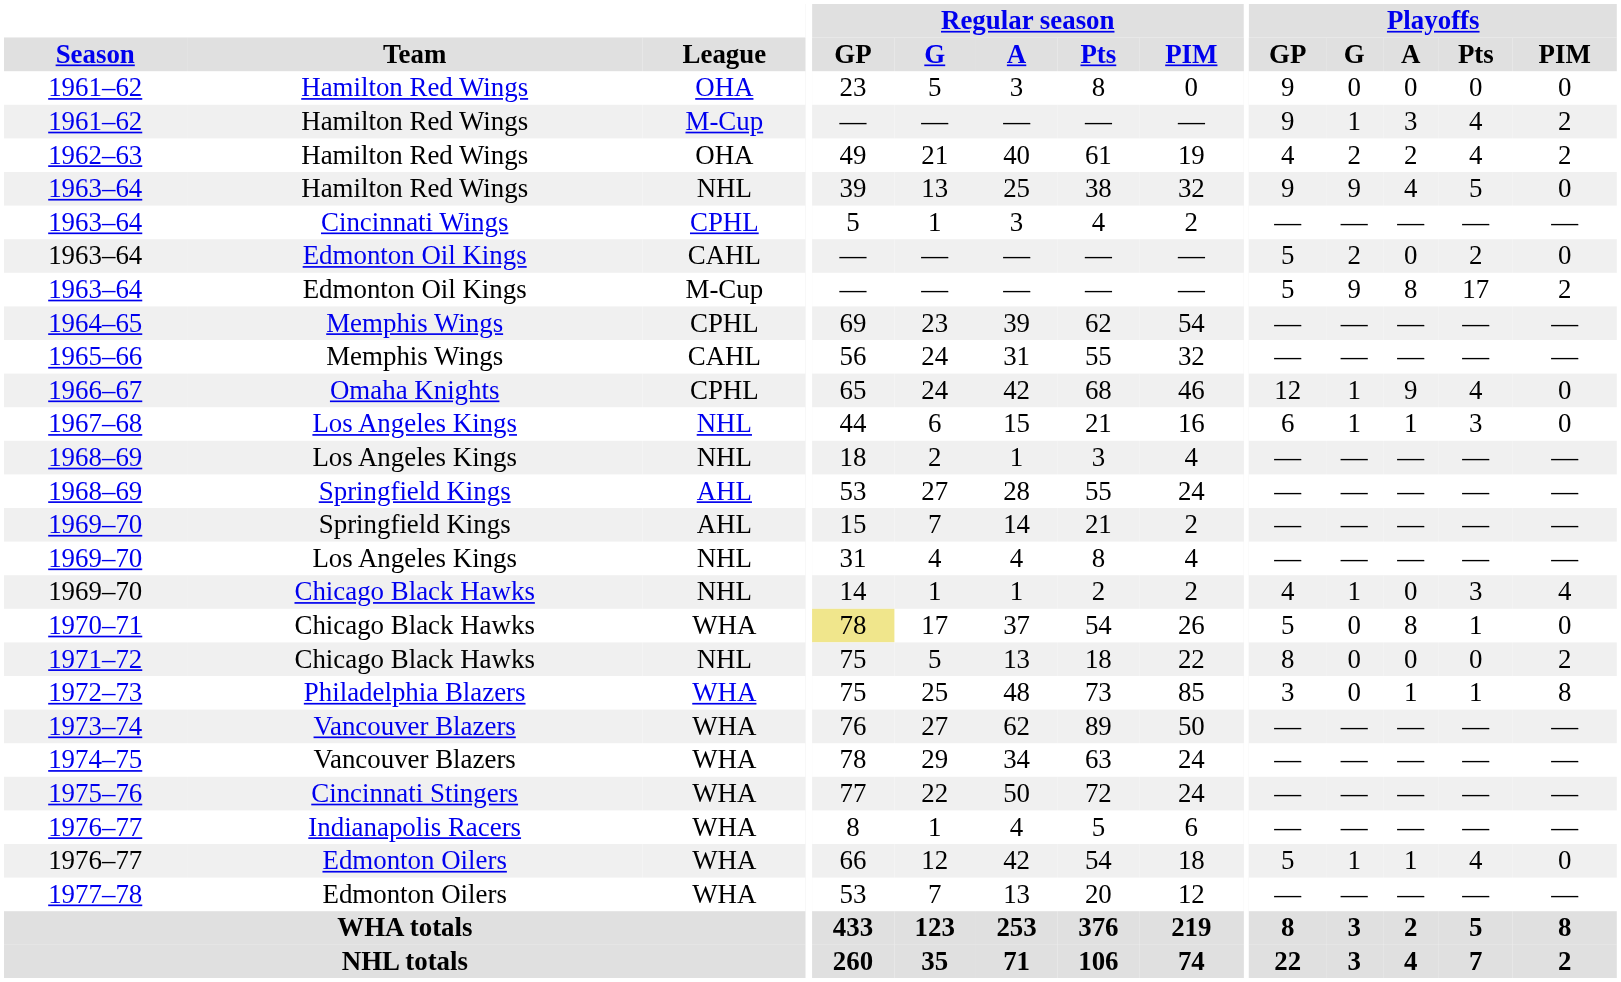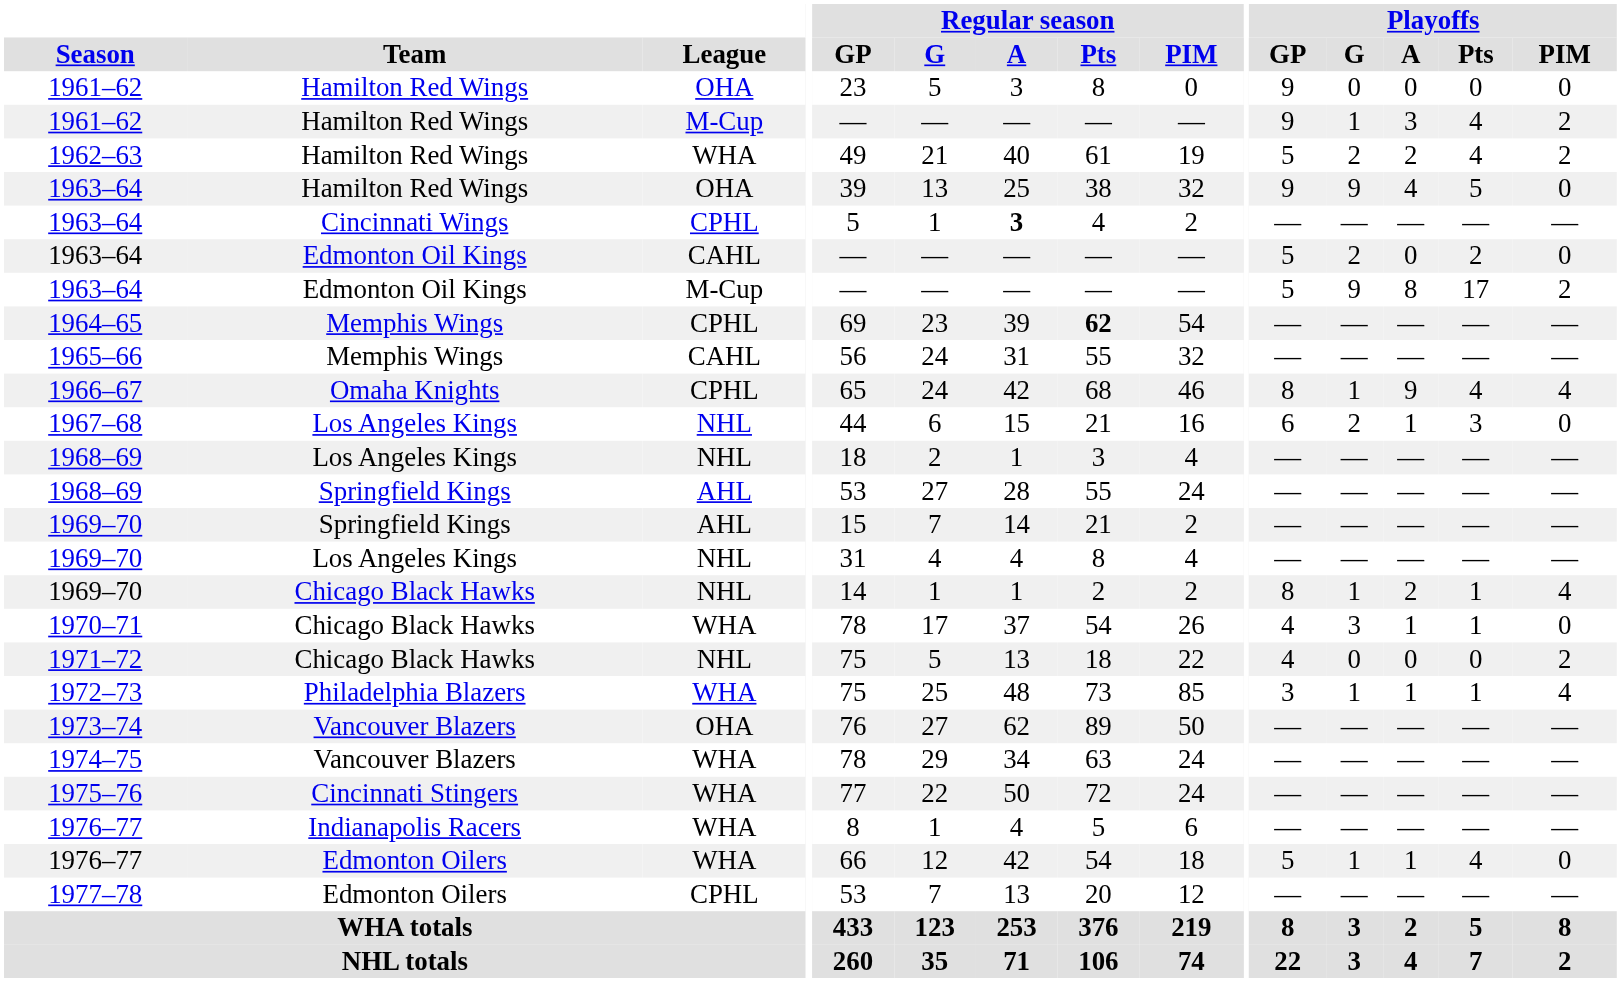(724, 154) OHA -> (724, 154) WHA
(1288, 154) 4 -> (1288, 154) 5
(724, 188) NHL -> (724, 188) OHA
(1017, 222) normal -> (1017, 222) bold
(1098, 322) normal -> (1098, 322) bold
(1288, 390) 12 -> (1288, 390) 8
(1565, 390) 0 -> (1565, 390) 4
(1354, 423) 1 -> (1354, 423) 2
(1288, 591) 4 -> (1288, 591) 8
(1411, 591) 0 -> (1411, 591) 2
(1476, 591) 3 -> (1476, 591) 1
(853, 625) khaki background -> (853, 625) no background
(1288, 625) 5 -> (1288, 625) 4
(1354, 625) 0 -> (1354, 625) 3
(1411, 625) 8 -> (1411, 625) 1
(1288, 658) 8 -> (1288, 658) 4
(1354, 692) 0 -> (1354, 692) 1
(1565, 692) 8 -> (1565, 692) 4
(724, 726) WHA -> (724, 726) OHA
(724, 894) WHA -> (724, 894) CPHL
